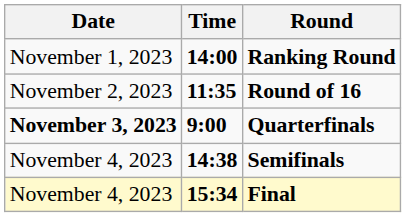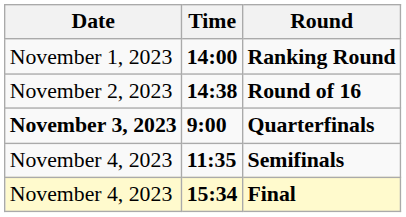(212, 90) 11:35 -> (212, 90) 14:38
(212, 159) 14:38 -> (212, 159) 11:35
